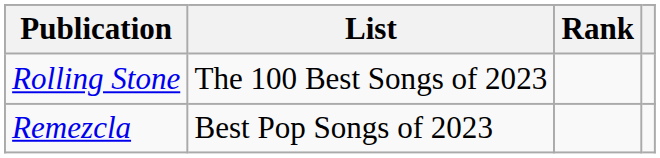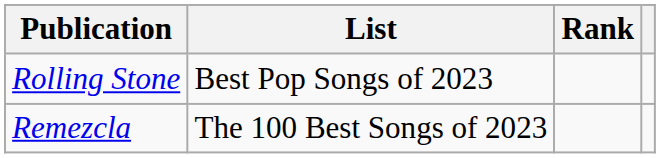(371, 78) The 100 Best Songs of 2023 -> (344, 78) Best Pop Songs of 2023
(344, 127) Best Pop Songs of 2023 -> (371, 127) The 100 Best Songs of 2023
